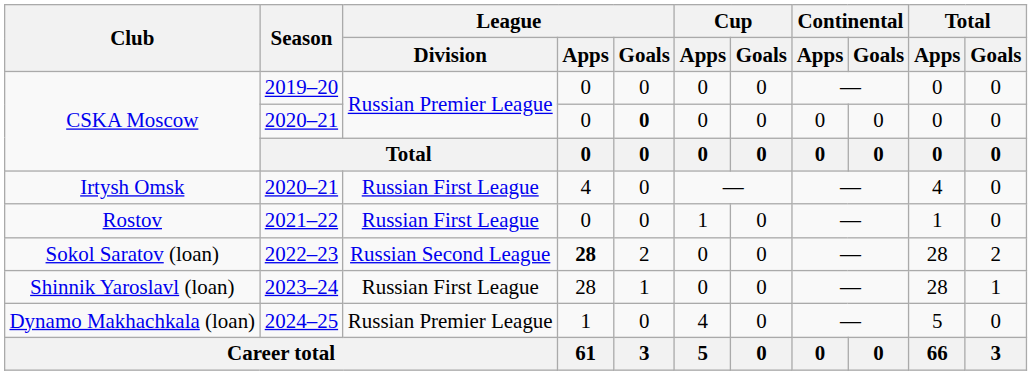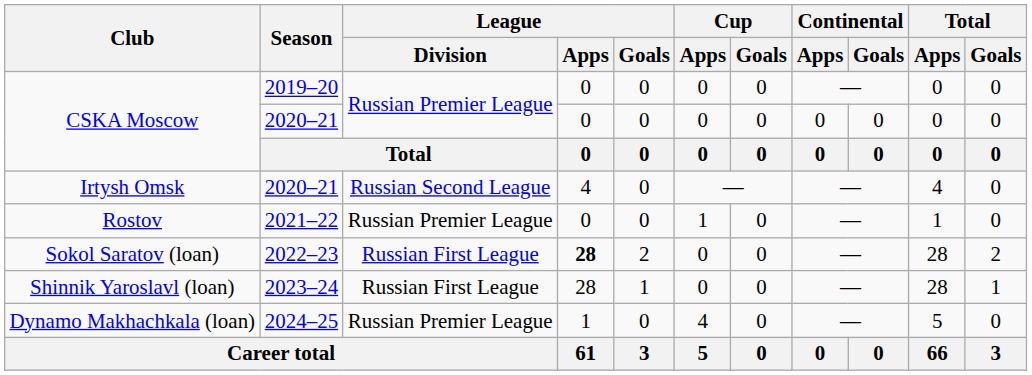(644, 120) bold -> (644, 120) normal
(450, 187) Russian First League -> (450, 187) Russian Second League
(450, 220) Russian First League -> (450, 220) Russian Premier League
(450, 253) Russian Second League -> (450, 253) Russian First League
